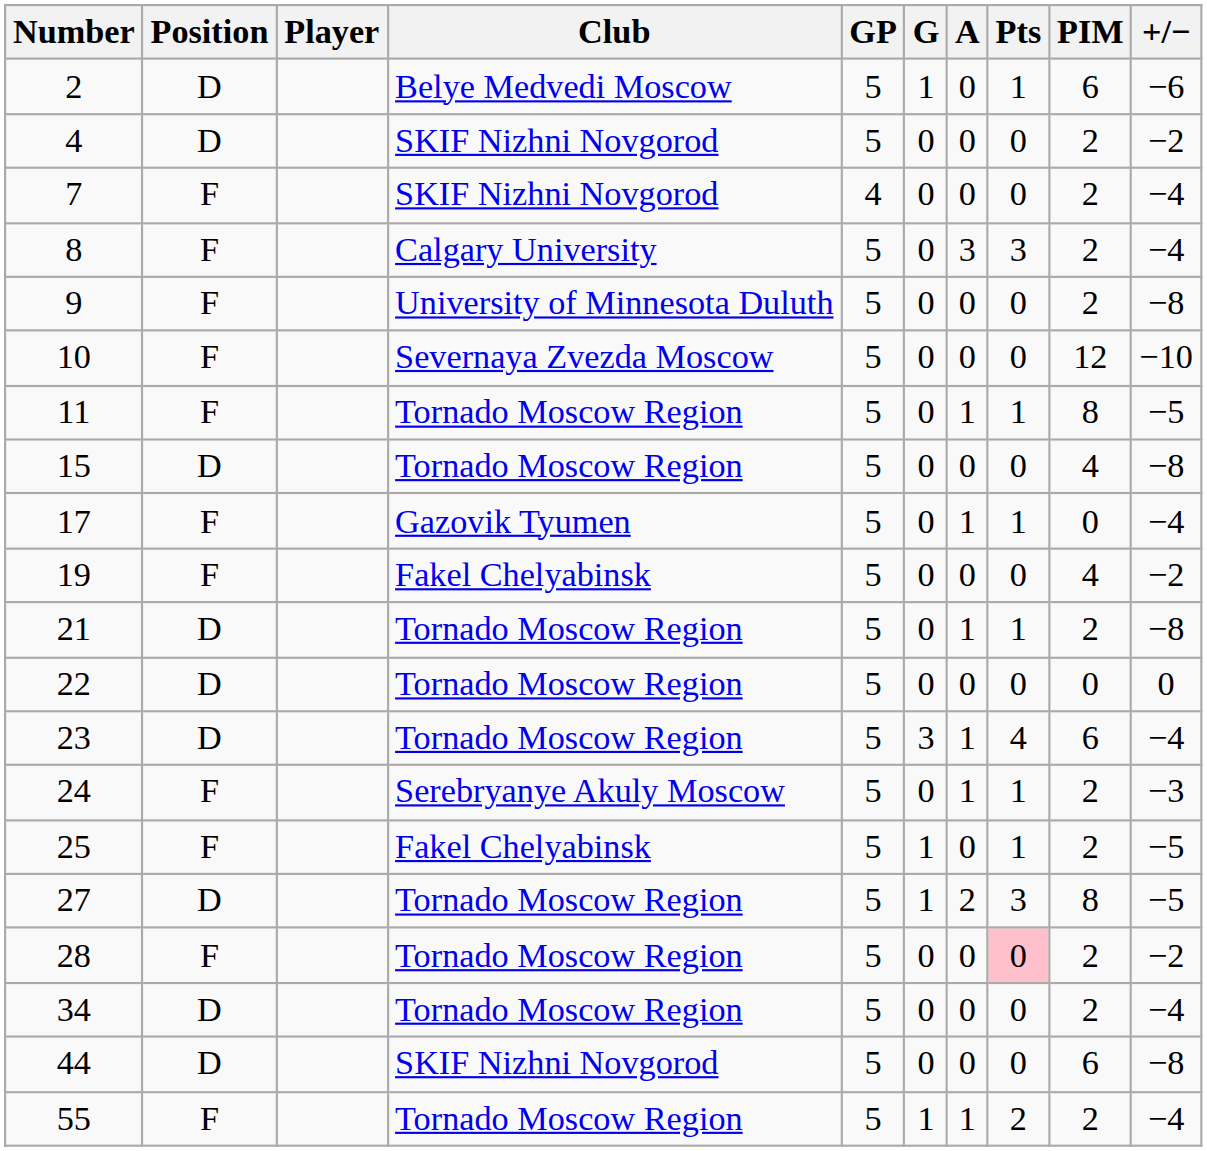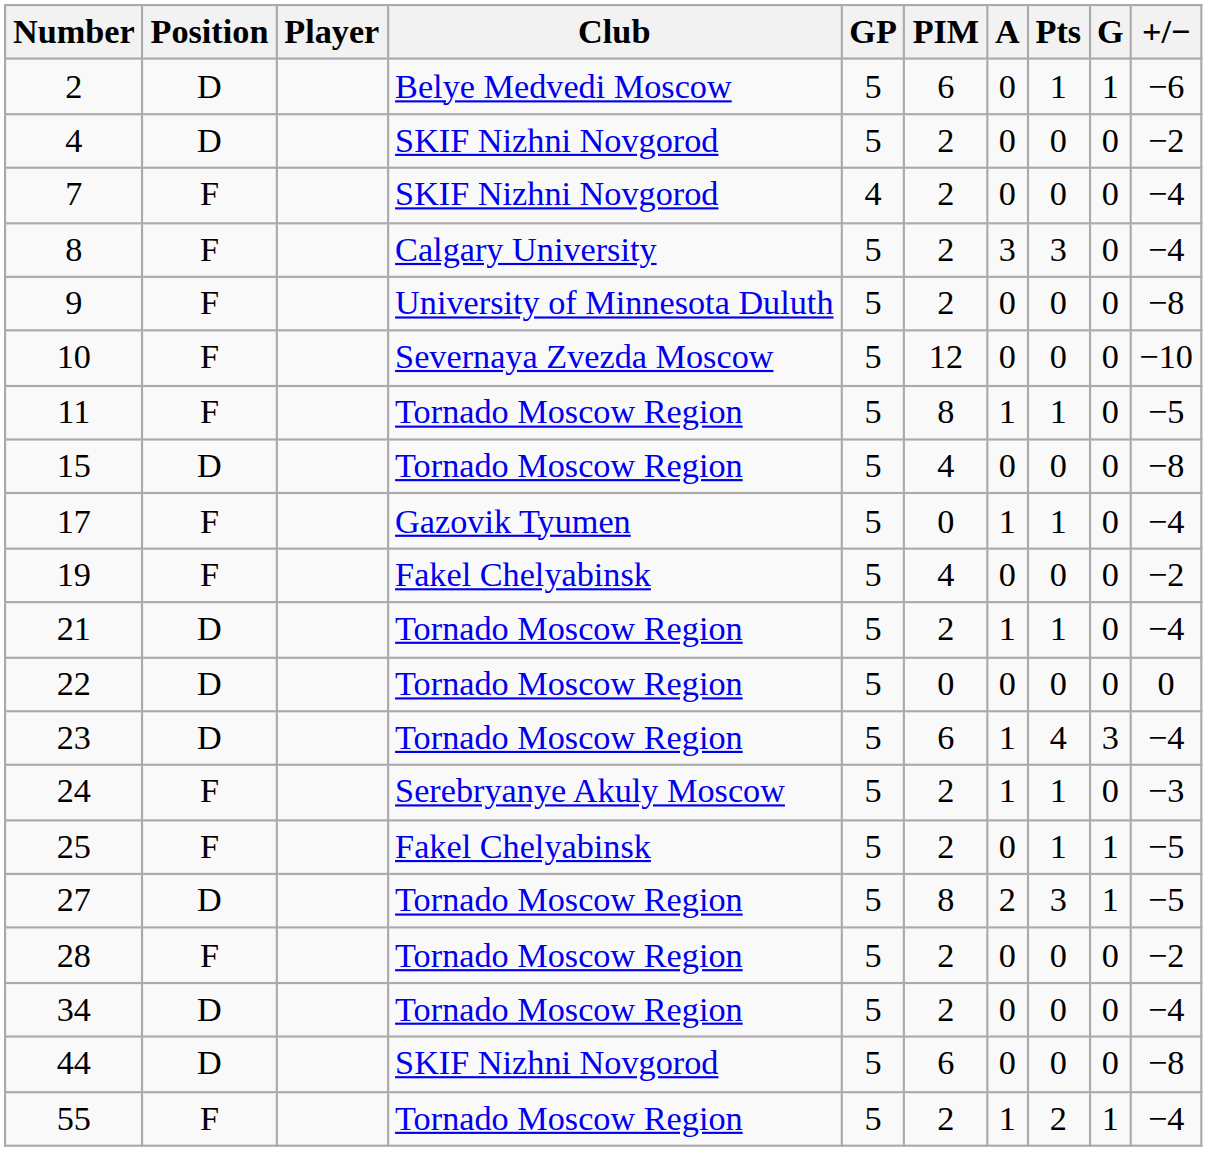columns swapped: (926, 31) <-> (1090, 31)
(1166, 628) −8 -> (1166, 628) −4
(1018, 954) pink background -> (1058, 954) no background
